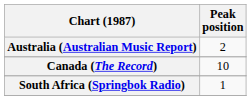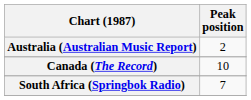(223, 85) 1 -> (223, 85) 7
